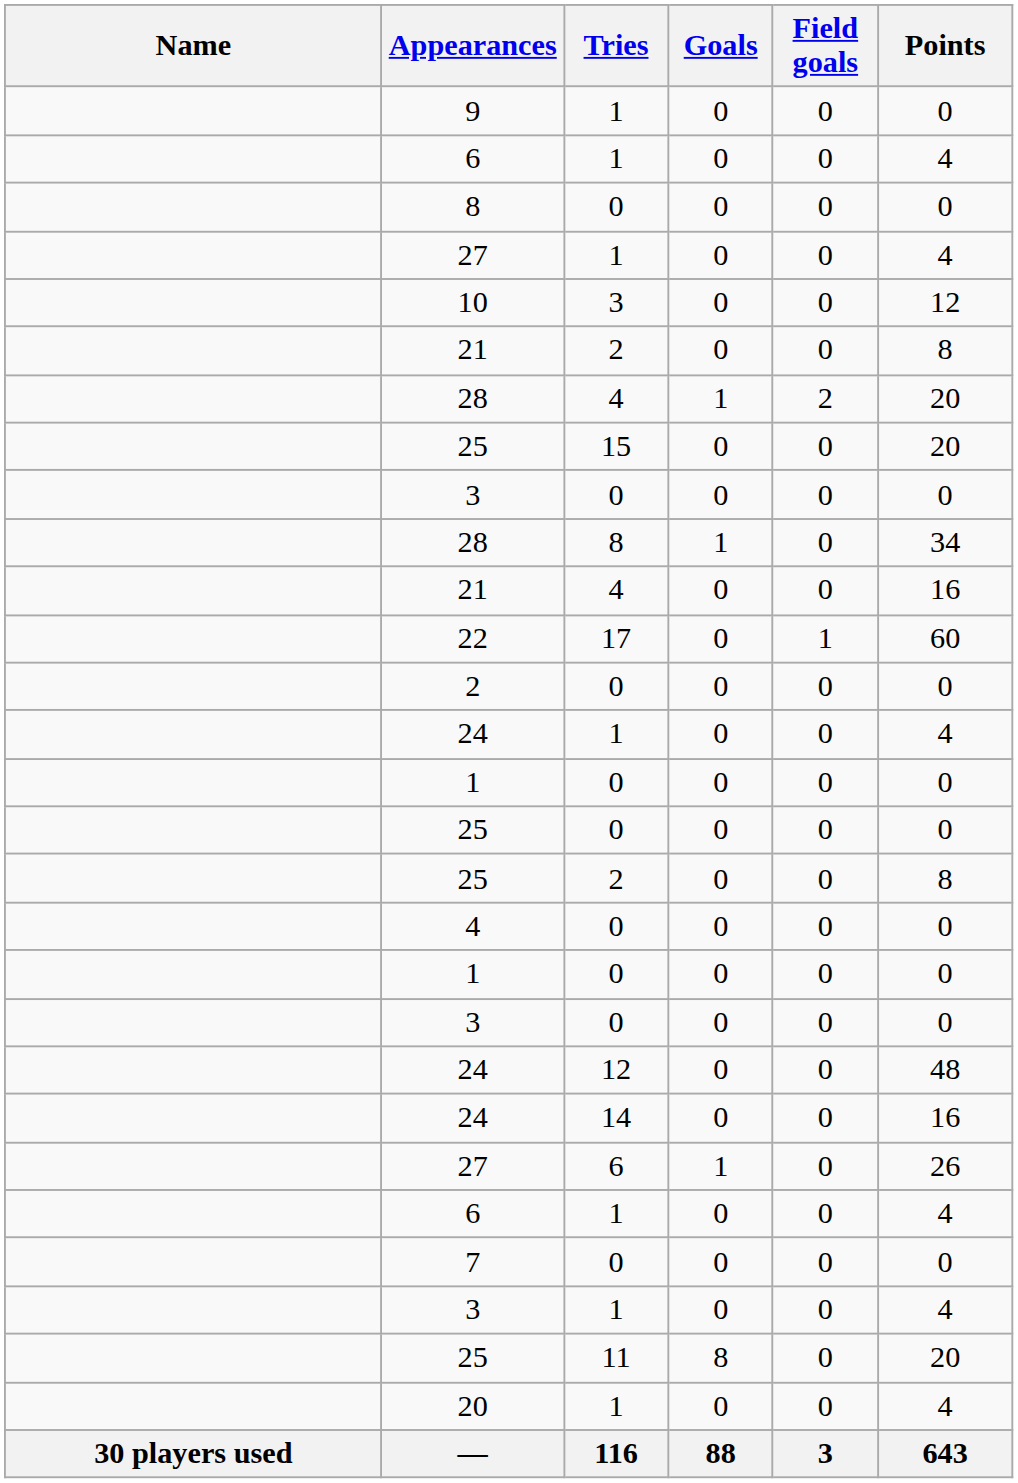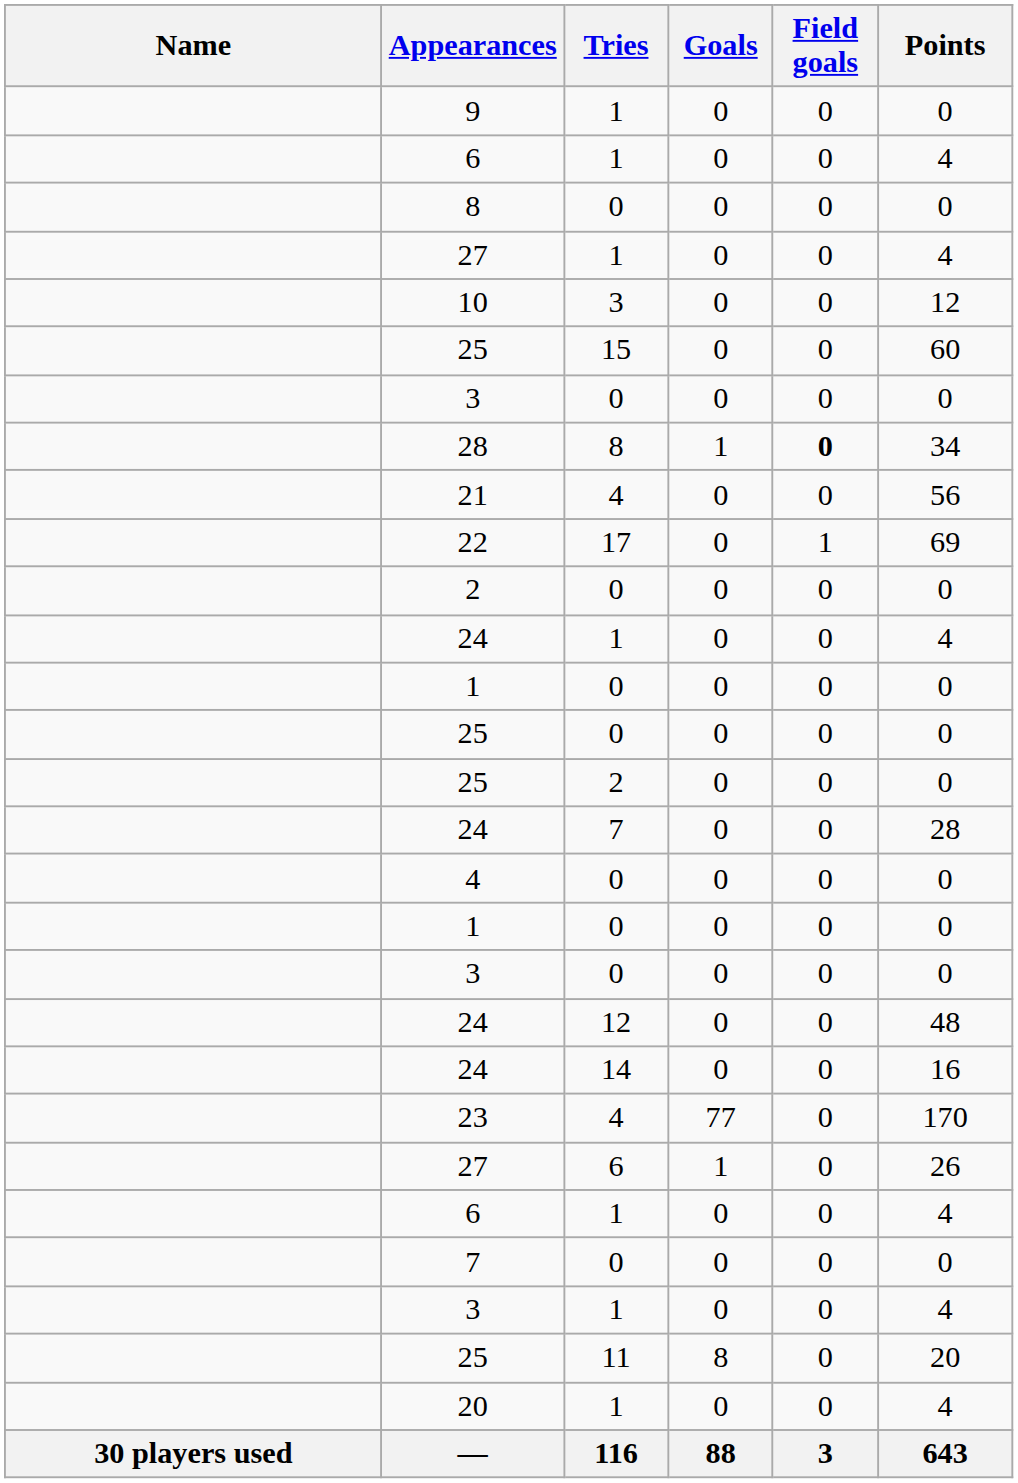- row: (473, 350)
- row: (473, 398)
(945, 446) 20 -> (945, 350) 60
(825, 542) normal -> (825, 446) bold
(945, 590) 16 -> (945, 494) 56
(945, 638) 60 -> (945, 542) 69
(945, 877) 8 -> (945, 781) 0
+ row: (473, 829)
+ row: (473, 1117)
